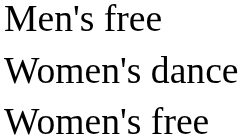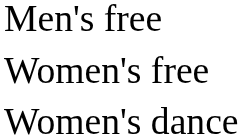rows swapped: (107, 121) <-> (121, 70)
